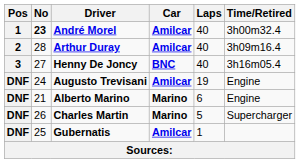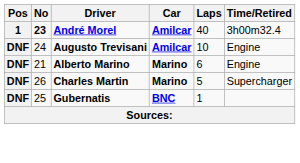- row: (87, 47)
- row: (95, 64)
(203, 81) 19 -> (203, 47) 10
(172, 133) Amilcar -> (164, 99) BNC
